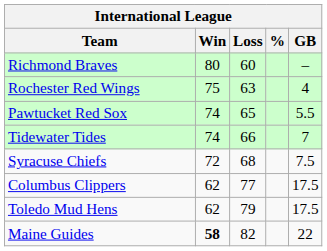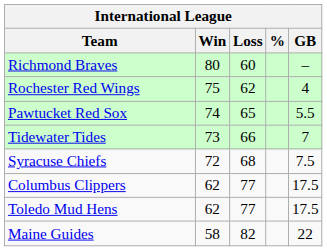(248, 88) 63 -> (248, 88) 62
(212, 137) 74 -> (212, 137) 73
(248, 209) 79 -> (248, 209) 77
(212, 233) bold -> (212, 233) normal
